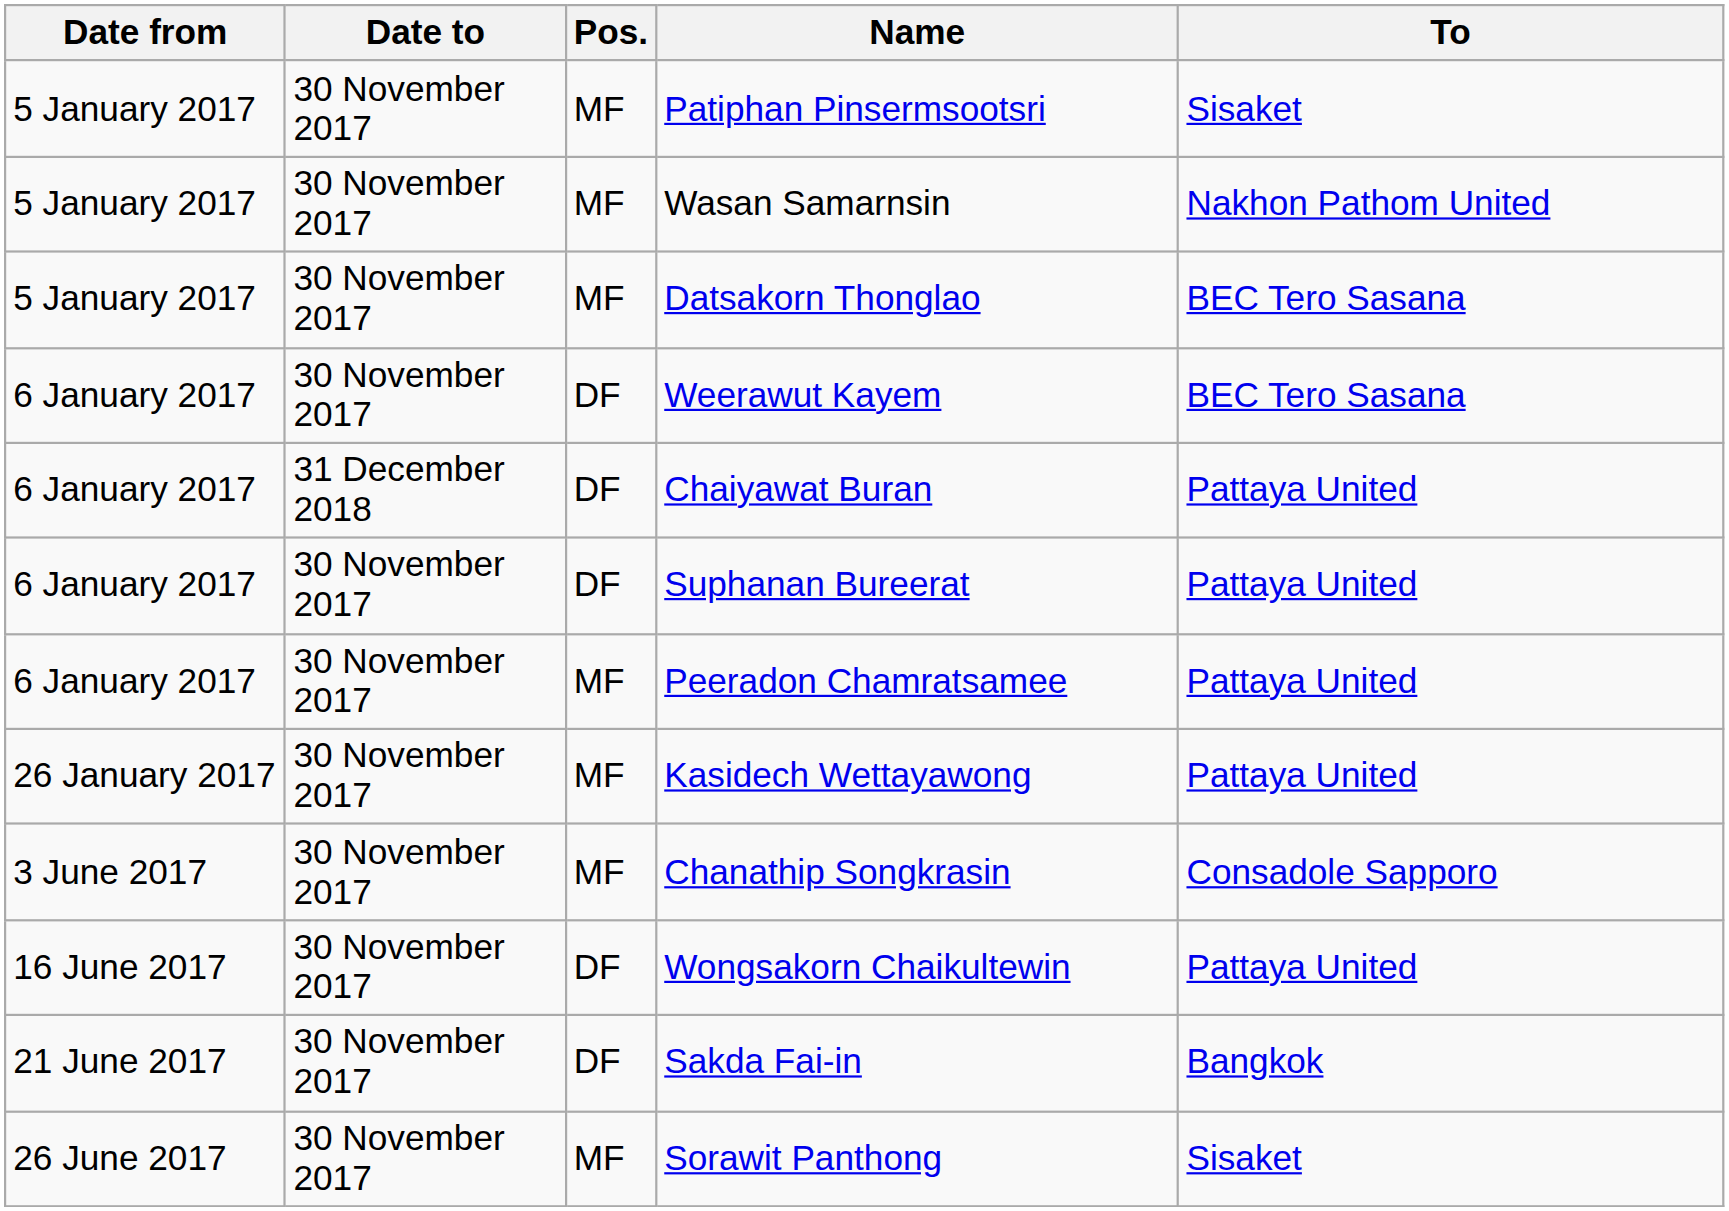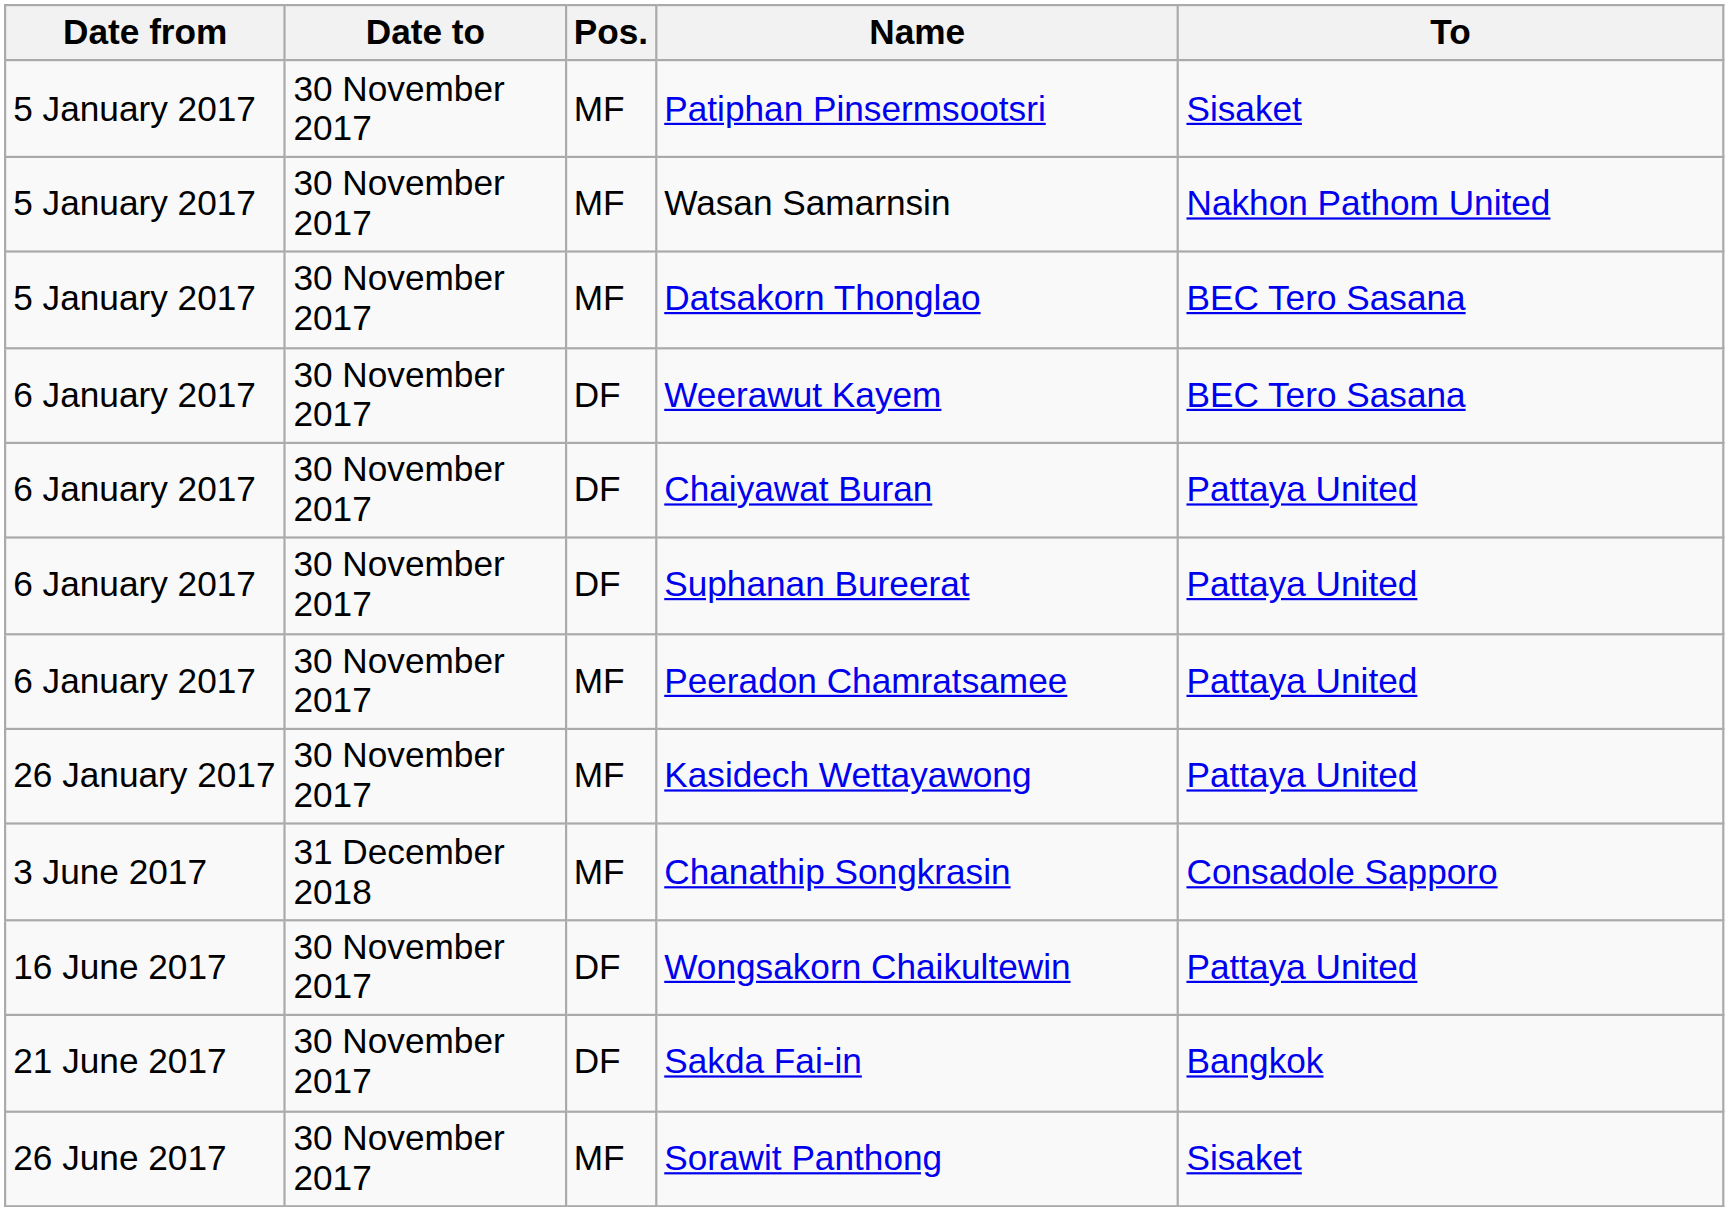(399, 489) 31 December 2018 -> (399, 489) 30 November 2017
(399, 871) 30 November 2017 -> (399, 871) 31 December 2018
